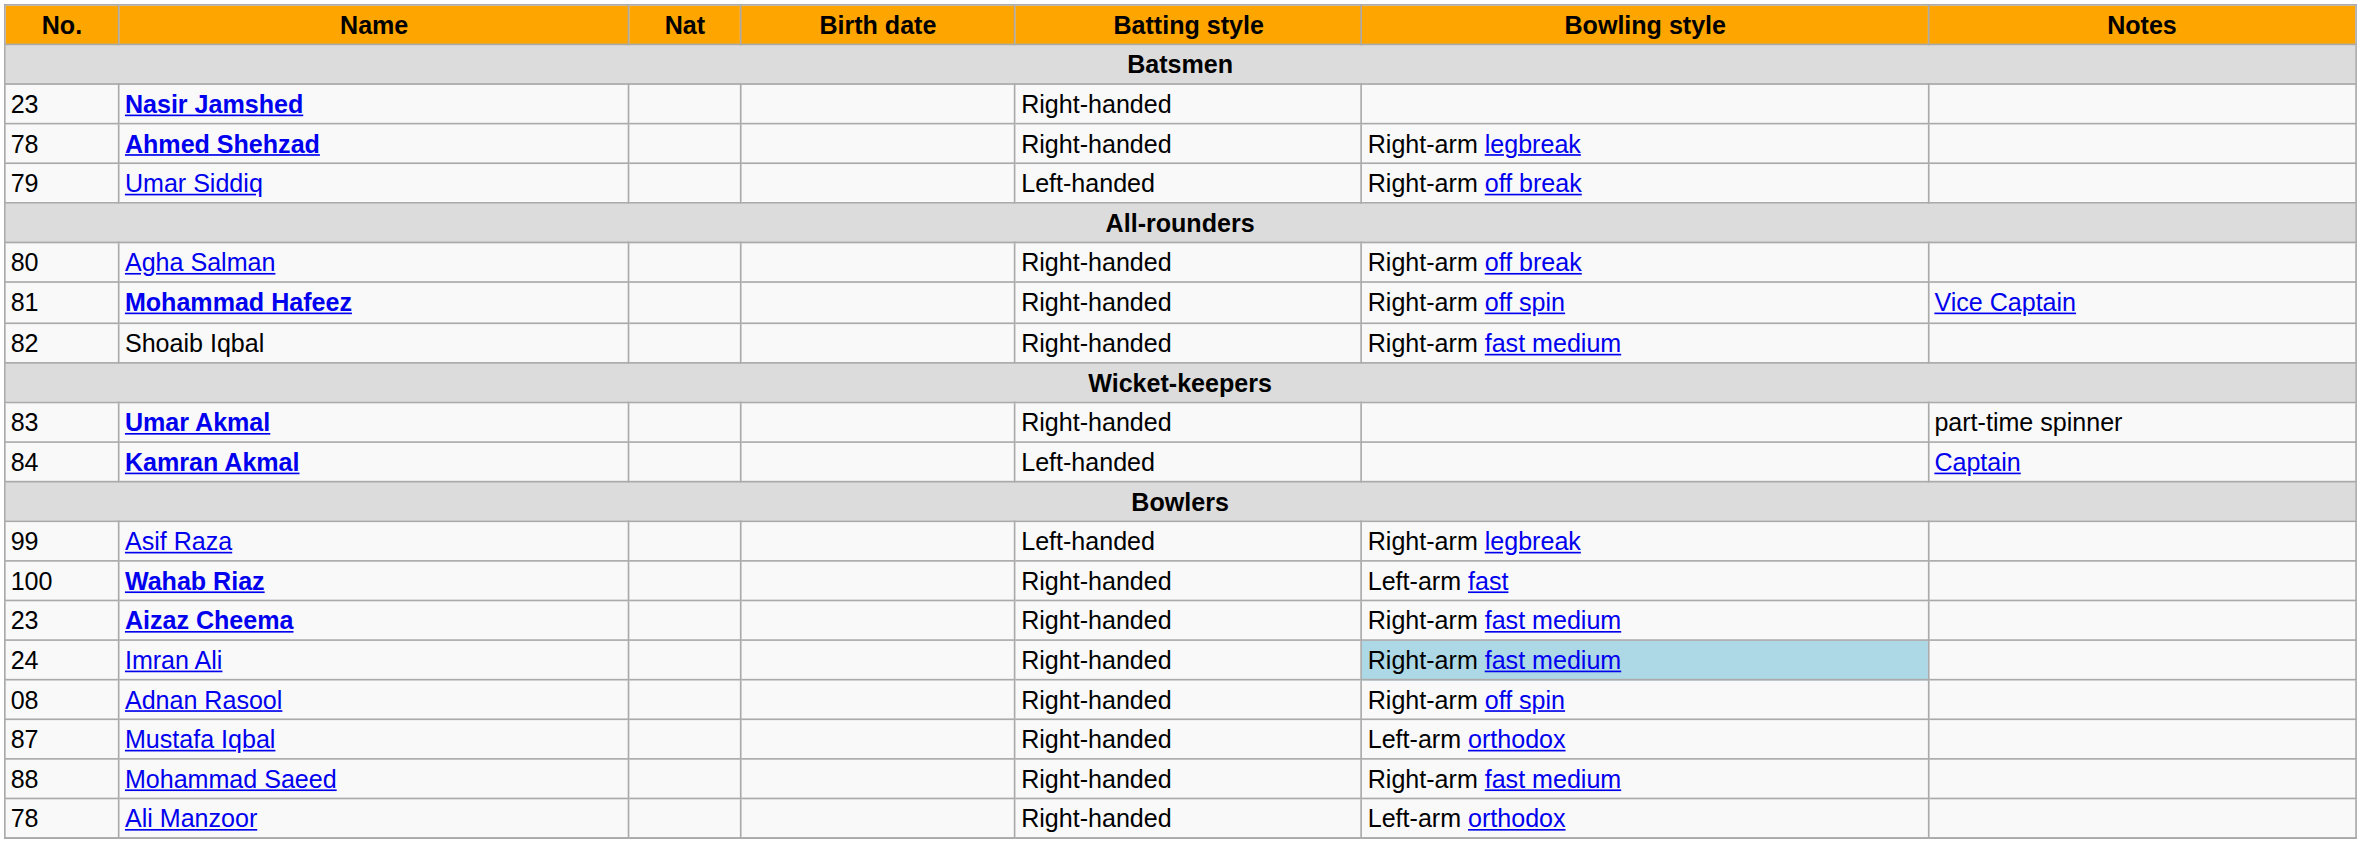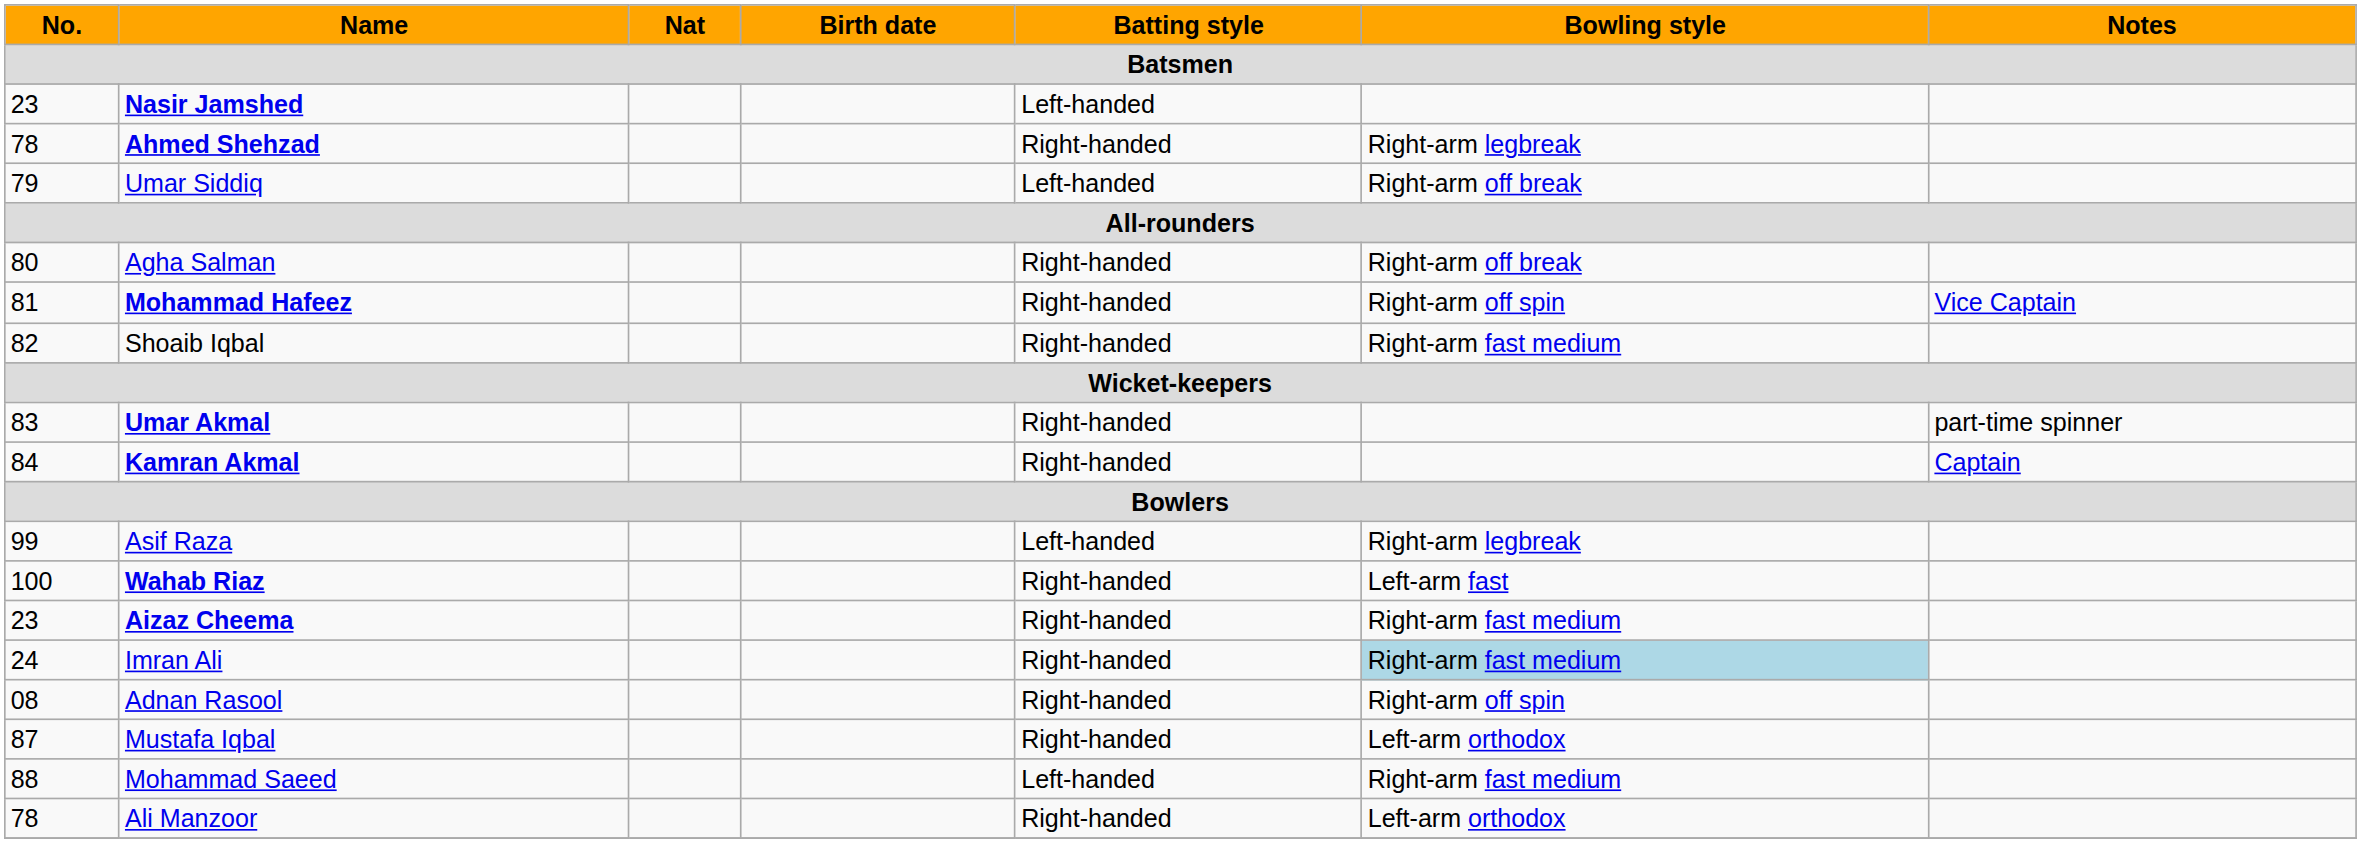(1096, 104) Right-handed -> (1088, 104) Left-handed
(1088, 462) Left-handed -> (1096, 462) Right-handed
(1096, 779) Right-handed -> (1088, 779) Left-handed
